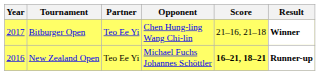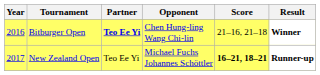(16, 32) 2017 -> (16, 32) 2016
(121, 32) normal -> (122, 32) bold
(16, 58) 2016 -> (16, 58) 2017
